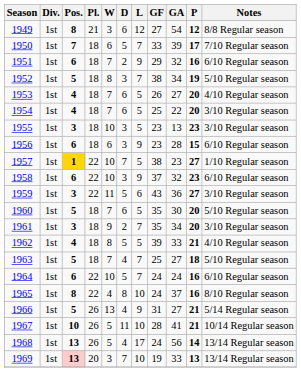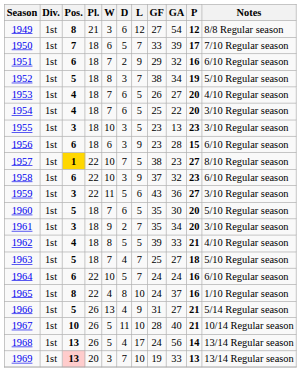(246, 161) 1/10 Regular season -> (246, 161) 8/10 Regular season
(246, 293) 8/10 Regular season -> (246, 293) 1/10 Regular season
(176, 326) 41 -> (176, 326) 40
